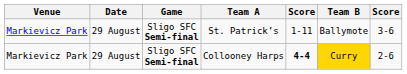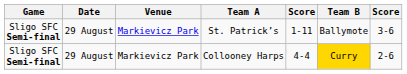columns swapped: (172, 12) <-> (47, 12)
(302, 56) bold -> (302, 56) normal
